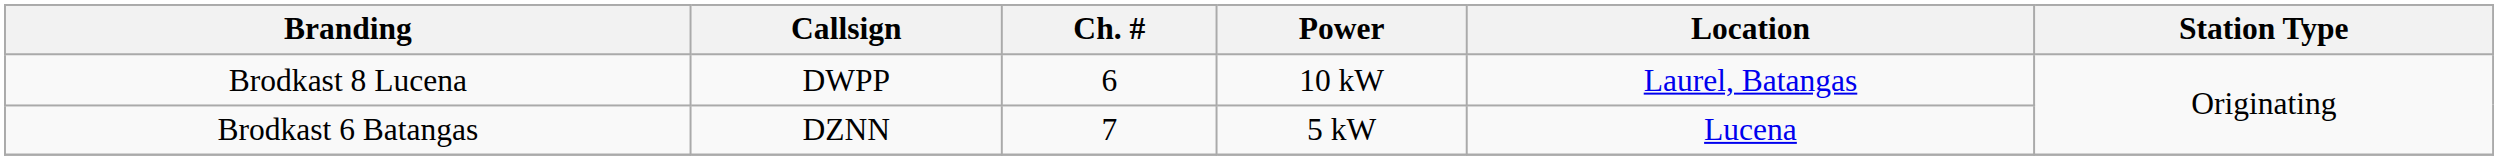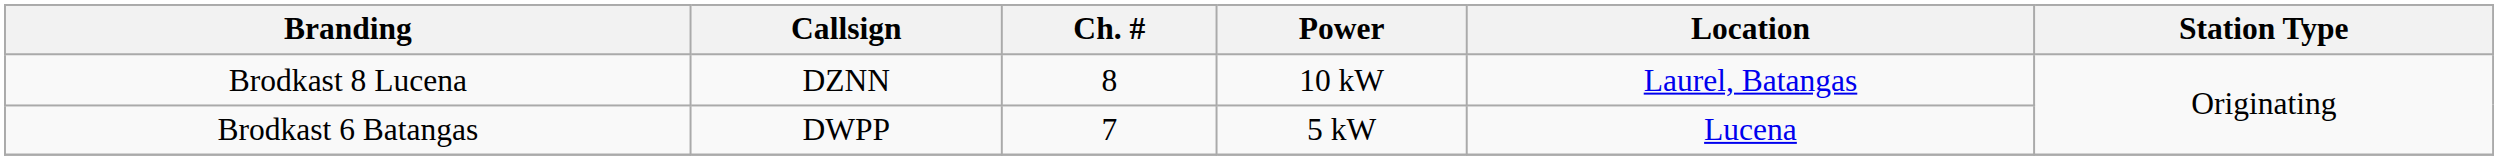(846, 79) DWPP -> (846, 79) DZNN
(1109, 79) 6 -> (1109, 79) 8
(846, 129) DZNN -> (846, 129) DWPP
